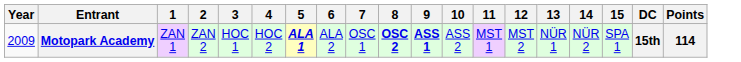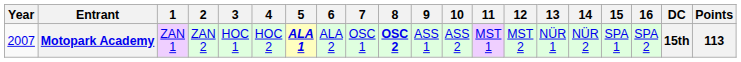+ column: (646, 14)
(21, 40) 2009 -> (21, 40) 2007
(427, 40) bold -> (426, 40) normal
(685, 40) 114 -> (714, 40) 113
